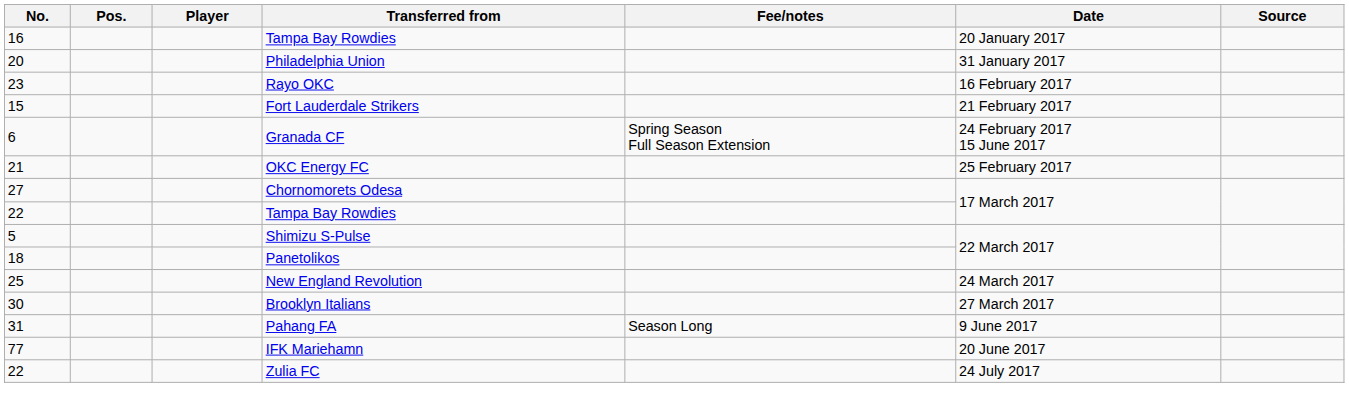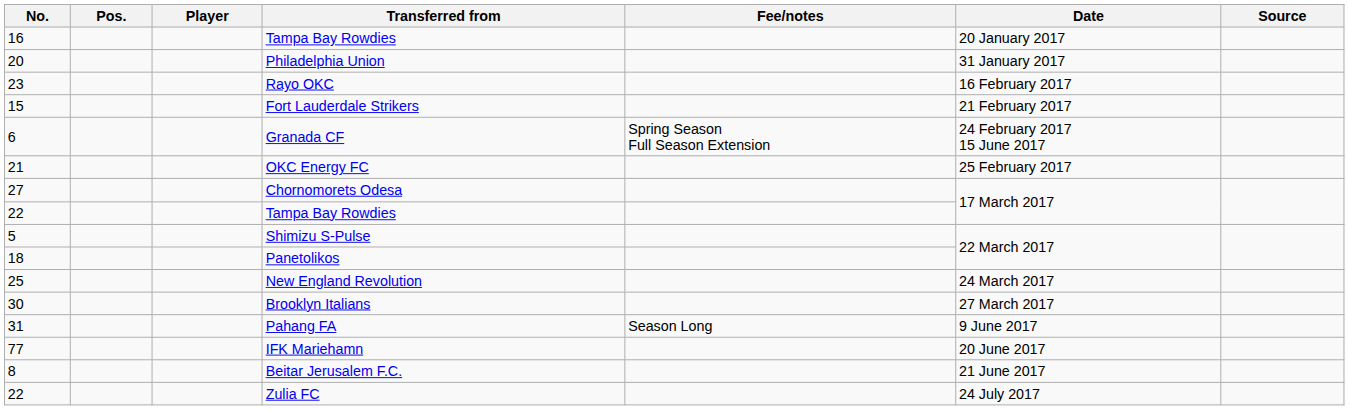+ row: (12, 371)
